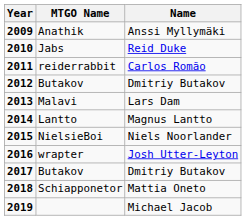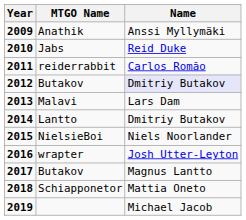(176, 84) no background -> (176, 84) lavender background
(170, 119) Magnus Lantto -> (176, 119) Dmitriy Butakov
(176, 171) Dmitriy Butakov -> (170, 171) Magnus Lantto
